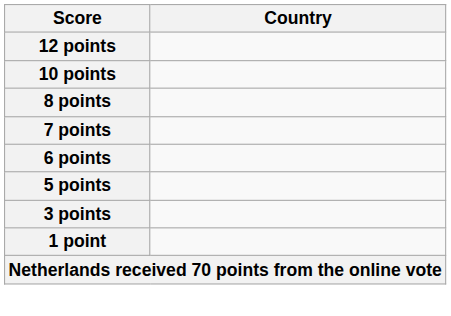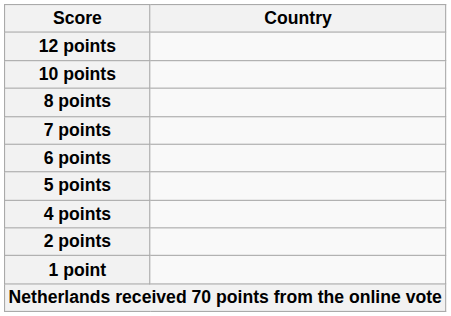+ row: (77, 213)
- row: (77, 213)
+ row: (77, 241)
